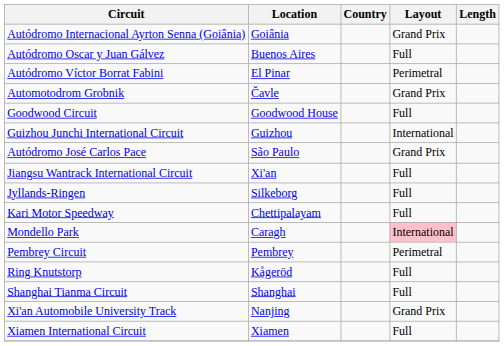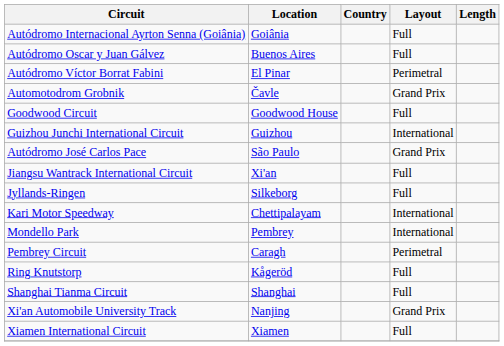(419, 34) Grand Prix -> (402, 34) Full
(402, 212) Full -> (423, 212) International
(268, 232) Caragh -> (272, 232) Pembrey
(423, 232) pink background -> (423, 232) no background
(272, 252) Pembrey -> (268, 252) Caragh
